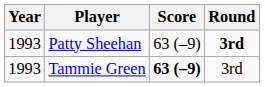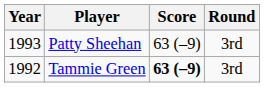(232, 43) bold -> (232, 43) normal
(25, 69) 1993 -> (25, 69) 1992
